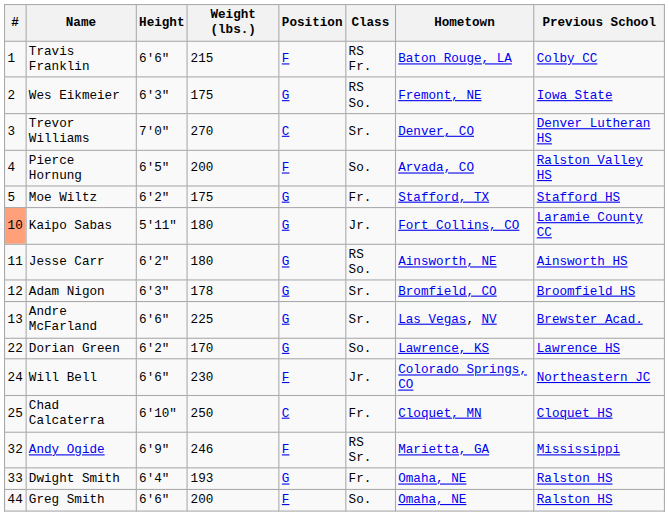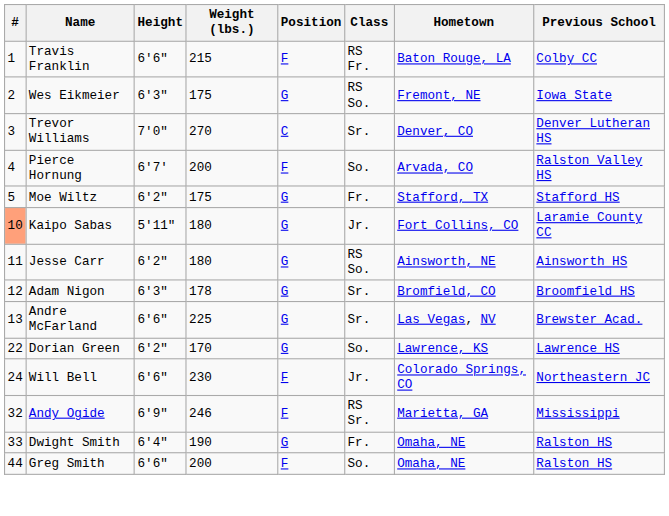(154, 168) 6'5" -> (153, 168) 6'7'
- row: (67, 413)
(202, 478) 193 -> (200, 442) 190
